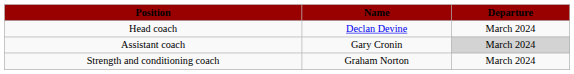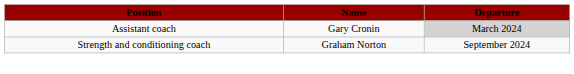- row: (153, 28)
(511, 61) March 2024 -> (497, 45) September 2024
